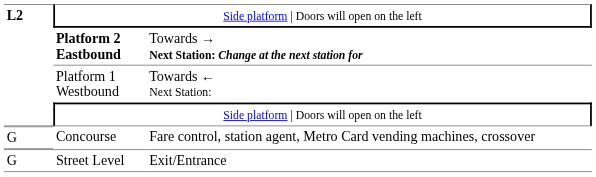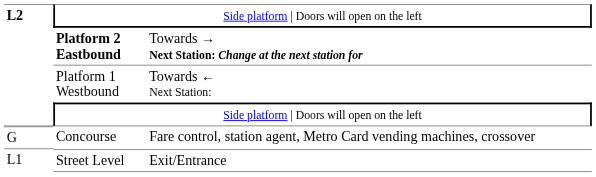(12, 160) G -> (14, 159) L1
